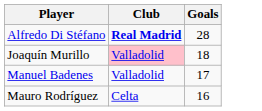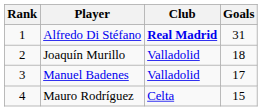+ column: (22, 14)
(203, 34) 28 -> (239, 34) 31
(138, 55) pink background -> (173, 55) no background
(203, 95) 16 -> (239, 95) 15
